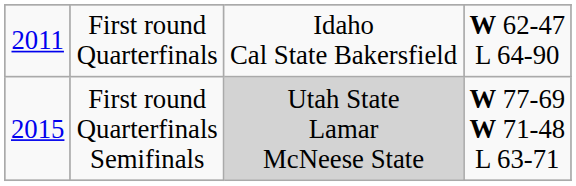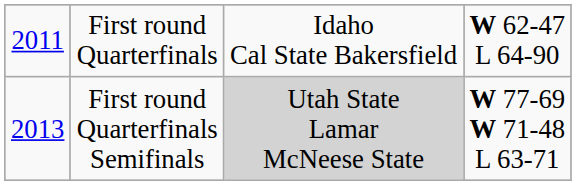(38, 128) 2015 -> (38, 128) 2013
